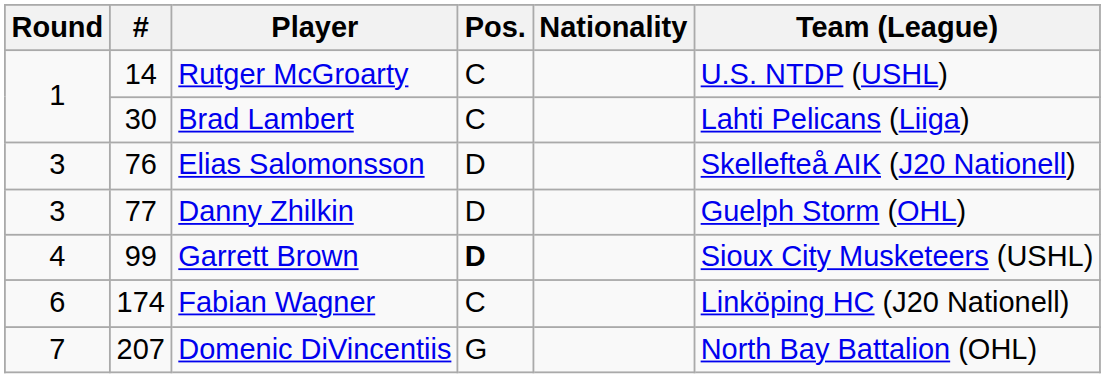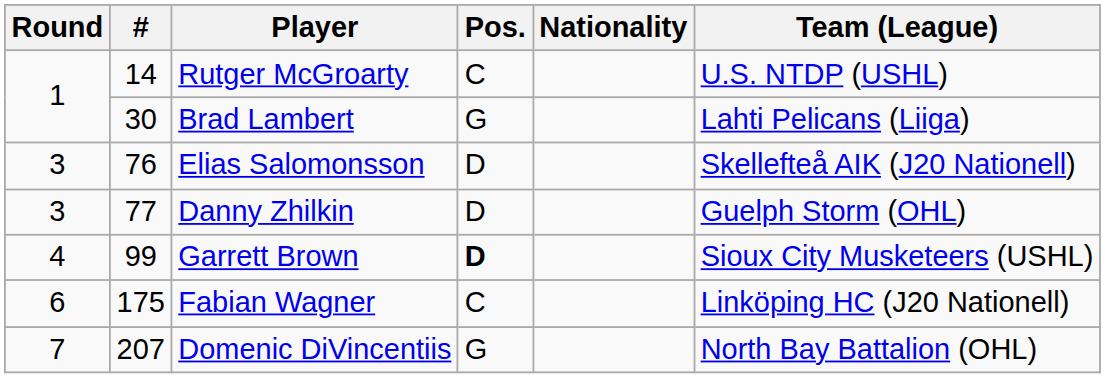(475, 119) C -> (476, 119) G
(141, 303) 174 -> (141, 303) 175
